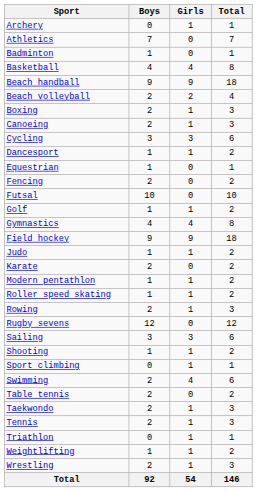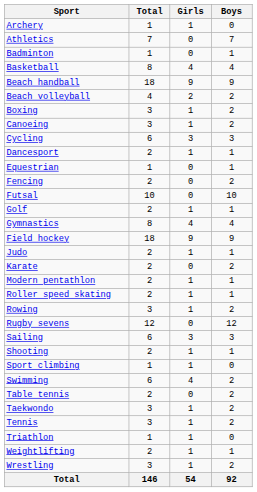columns swapped: (150, 11) <-> (232, 11)
